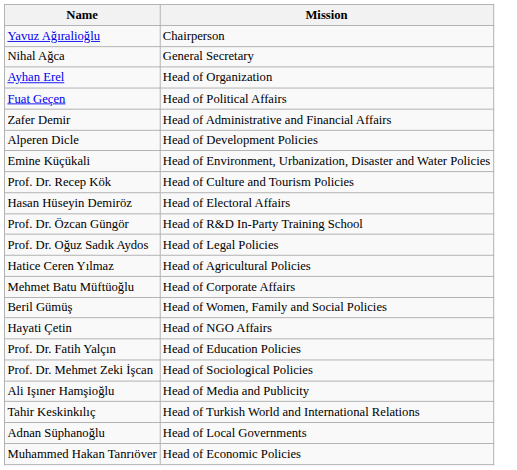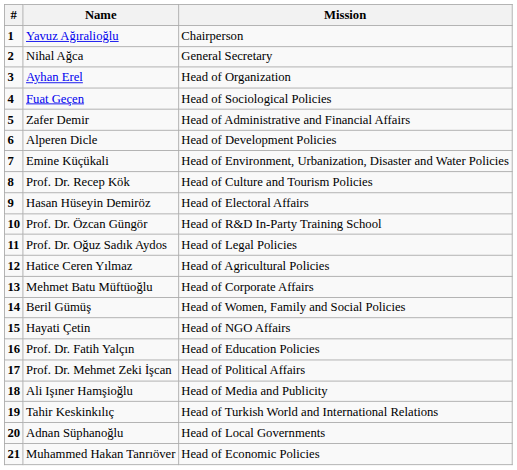+ column: (14, 15)
(225, 98) Head of Political Affairs -> (256, 98) Head of Sociological Policies
(238, 370) Head of Sociological Policies -> (243, 370) Head of Political Affairs
